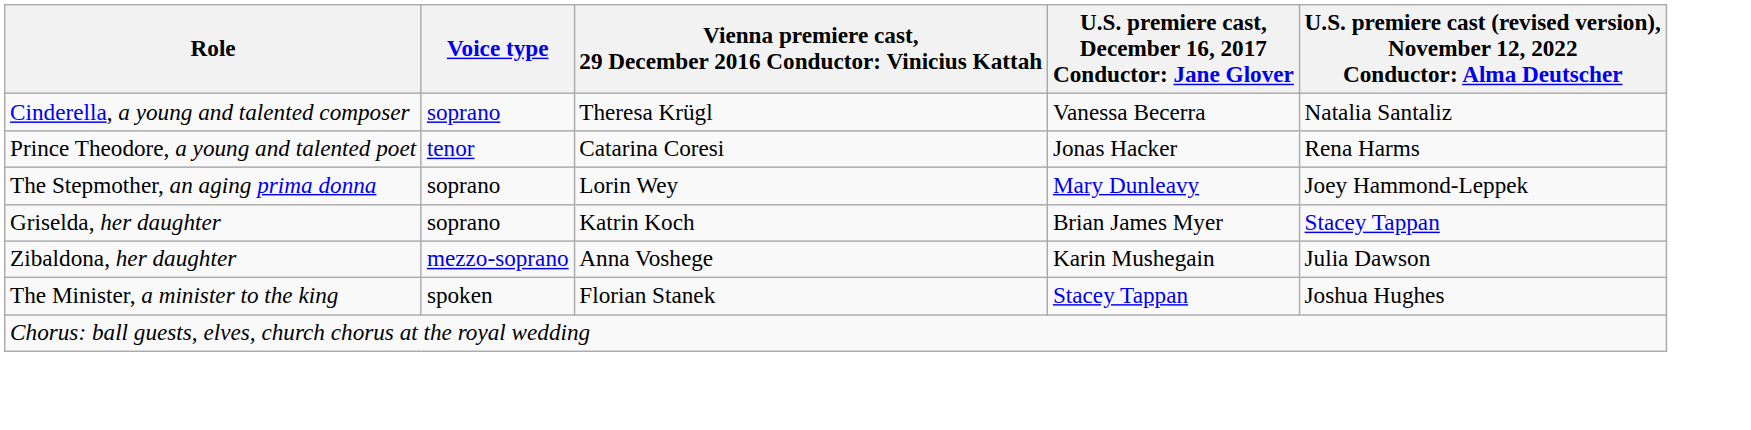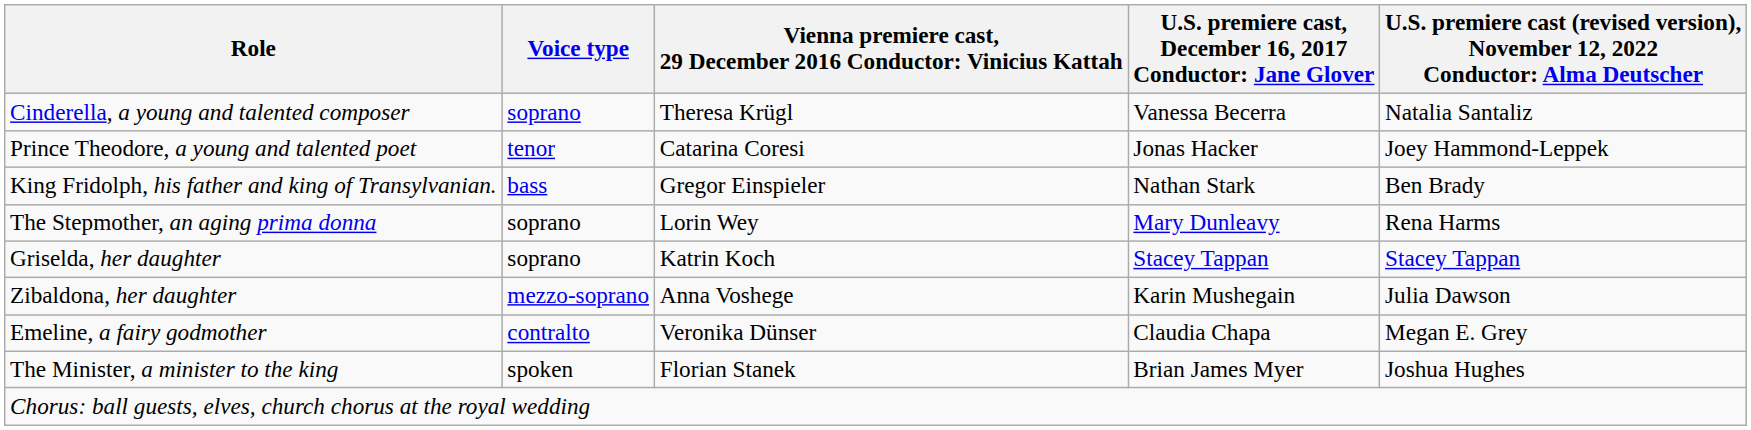(1362, 148) Rena Harms -> (1497, 148) Joey Hammond-Leppek
+ row: (253, 185)
(1416, 185) Joey Hammond-Leppek -> (1443, 222) Rena Harms
(1138, 222) Brian James Myer -> (1201, 259) Stacey Tappan
+ row: (138, 332)
(1120, 295) Stacey Tappan -> (1218, 369) Brian James Myer
